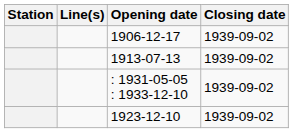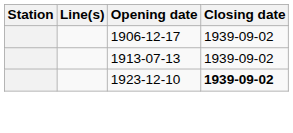- row: (149, 87)
(239, 116) normal -> (239, 79) bold
